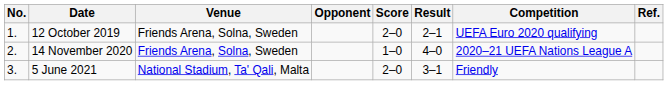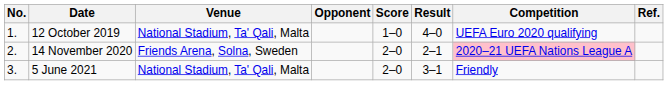(218, 32) Friends Arena, Solna, Sweden -> (223, 32) National Stadium, Ta' Qali, Malta
(392, 32) 2–0 -> (392, 32) 1–0
(432, 32) 2–1 -> (432, 32) 4–0
(392, 51) 1–0 -> (392, 51) 2–0
(432, 51) 4–0 -> (432, 51) 2–1
(544, 51) no background -> (544, 51) pink background
